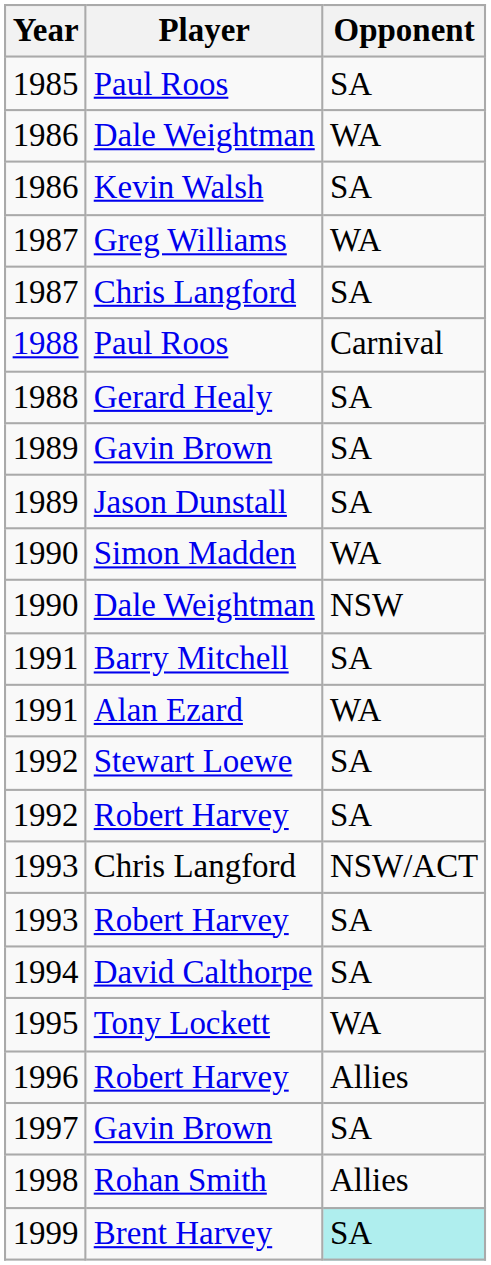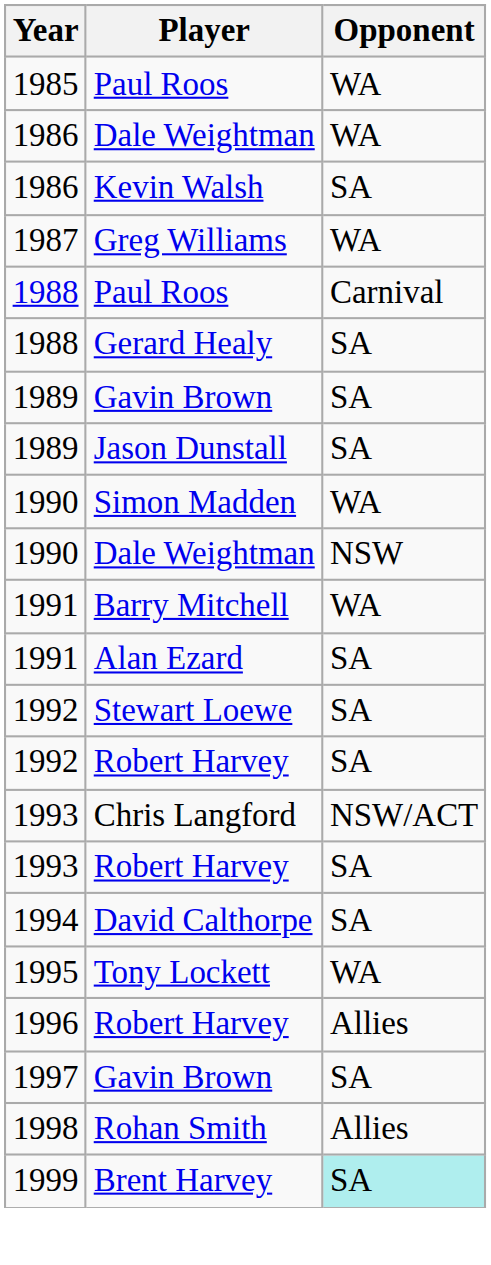(351, 82) SA -> (356, 82) WA
- row: (46, 291)
(351, 657) SA -> (356, 605) WA
(356, 710) WA -> (351, 657) SA
